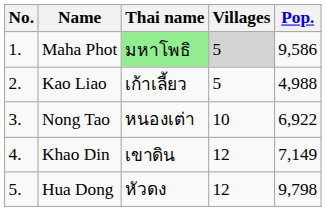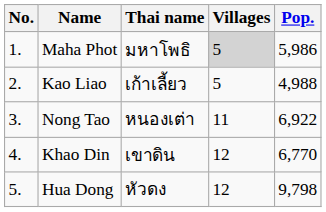(158, 49) lightgreen background -> (158, 49) no background
(298, 49) 9,586 -> (298, 49) 5,986
(221, 119) 10 -> (221, 119) 11
(298, 154) 7,149 -> (298, 154) 6,770
